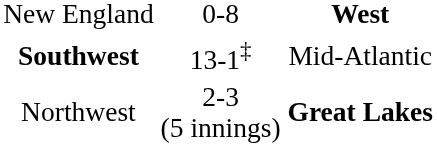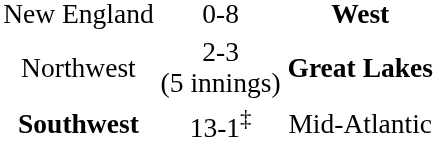rows swapped: (78, 55) <-> (78, 112)
